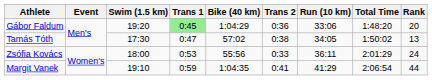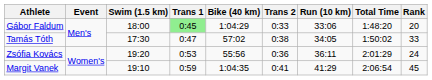(138, 26) 19:20 -> (138, 26) 18:00
(280, 26) 0:36 -> (280, 26) 0:33
(414, 40) 13 -> (414, 40) 33
(138, 54) 18:00 -> (138, 54) 19:20
(280, 54) 0:33 -> (280, 54) 0:36
(414, 68) 44 -> (414, 68) 45
